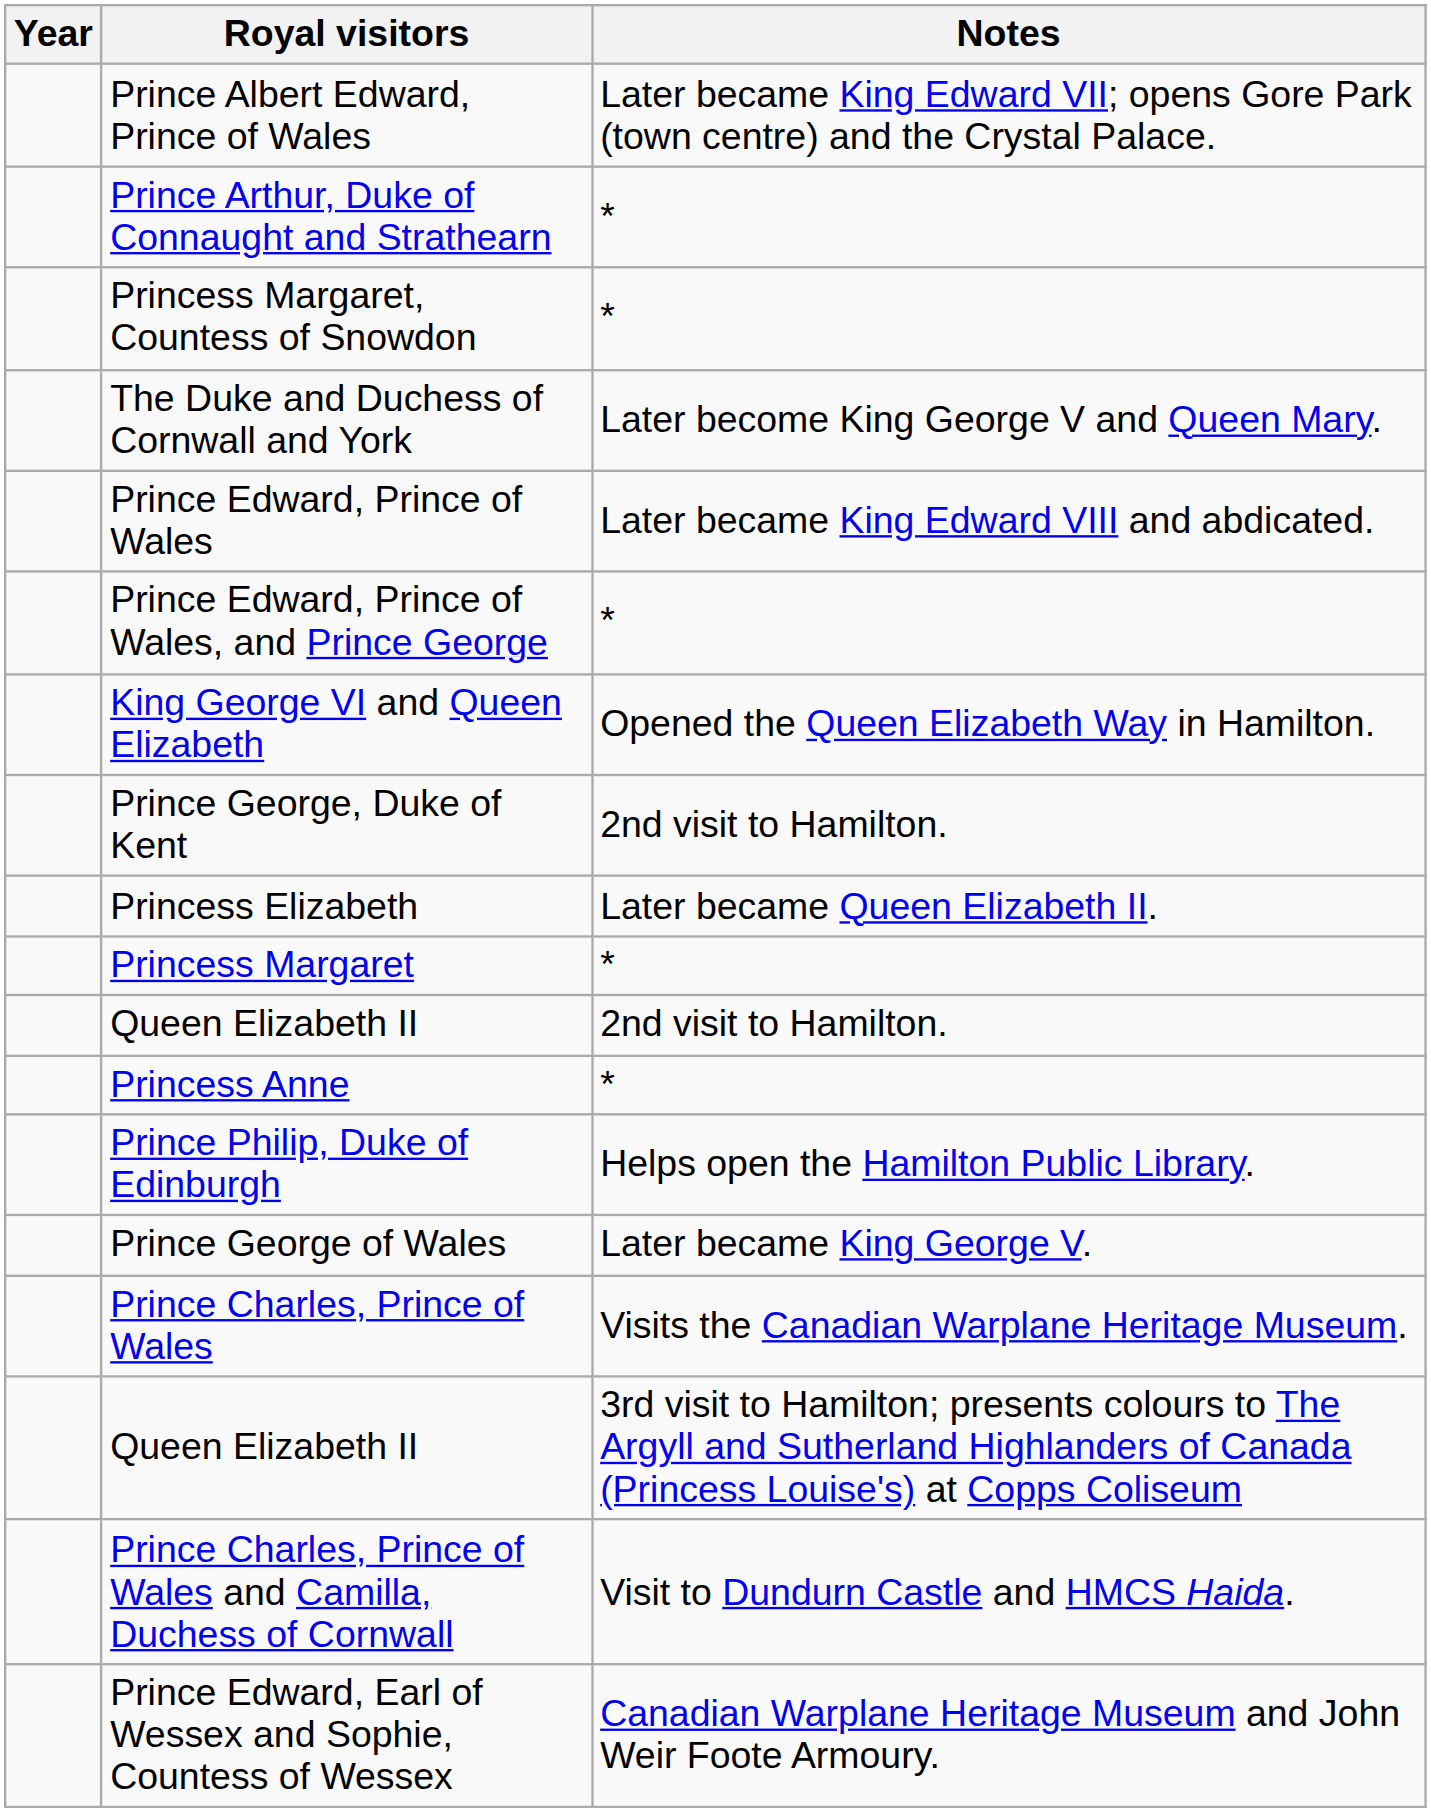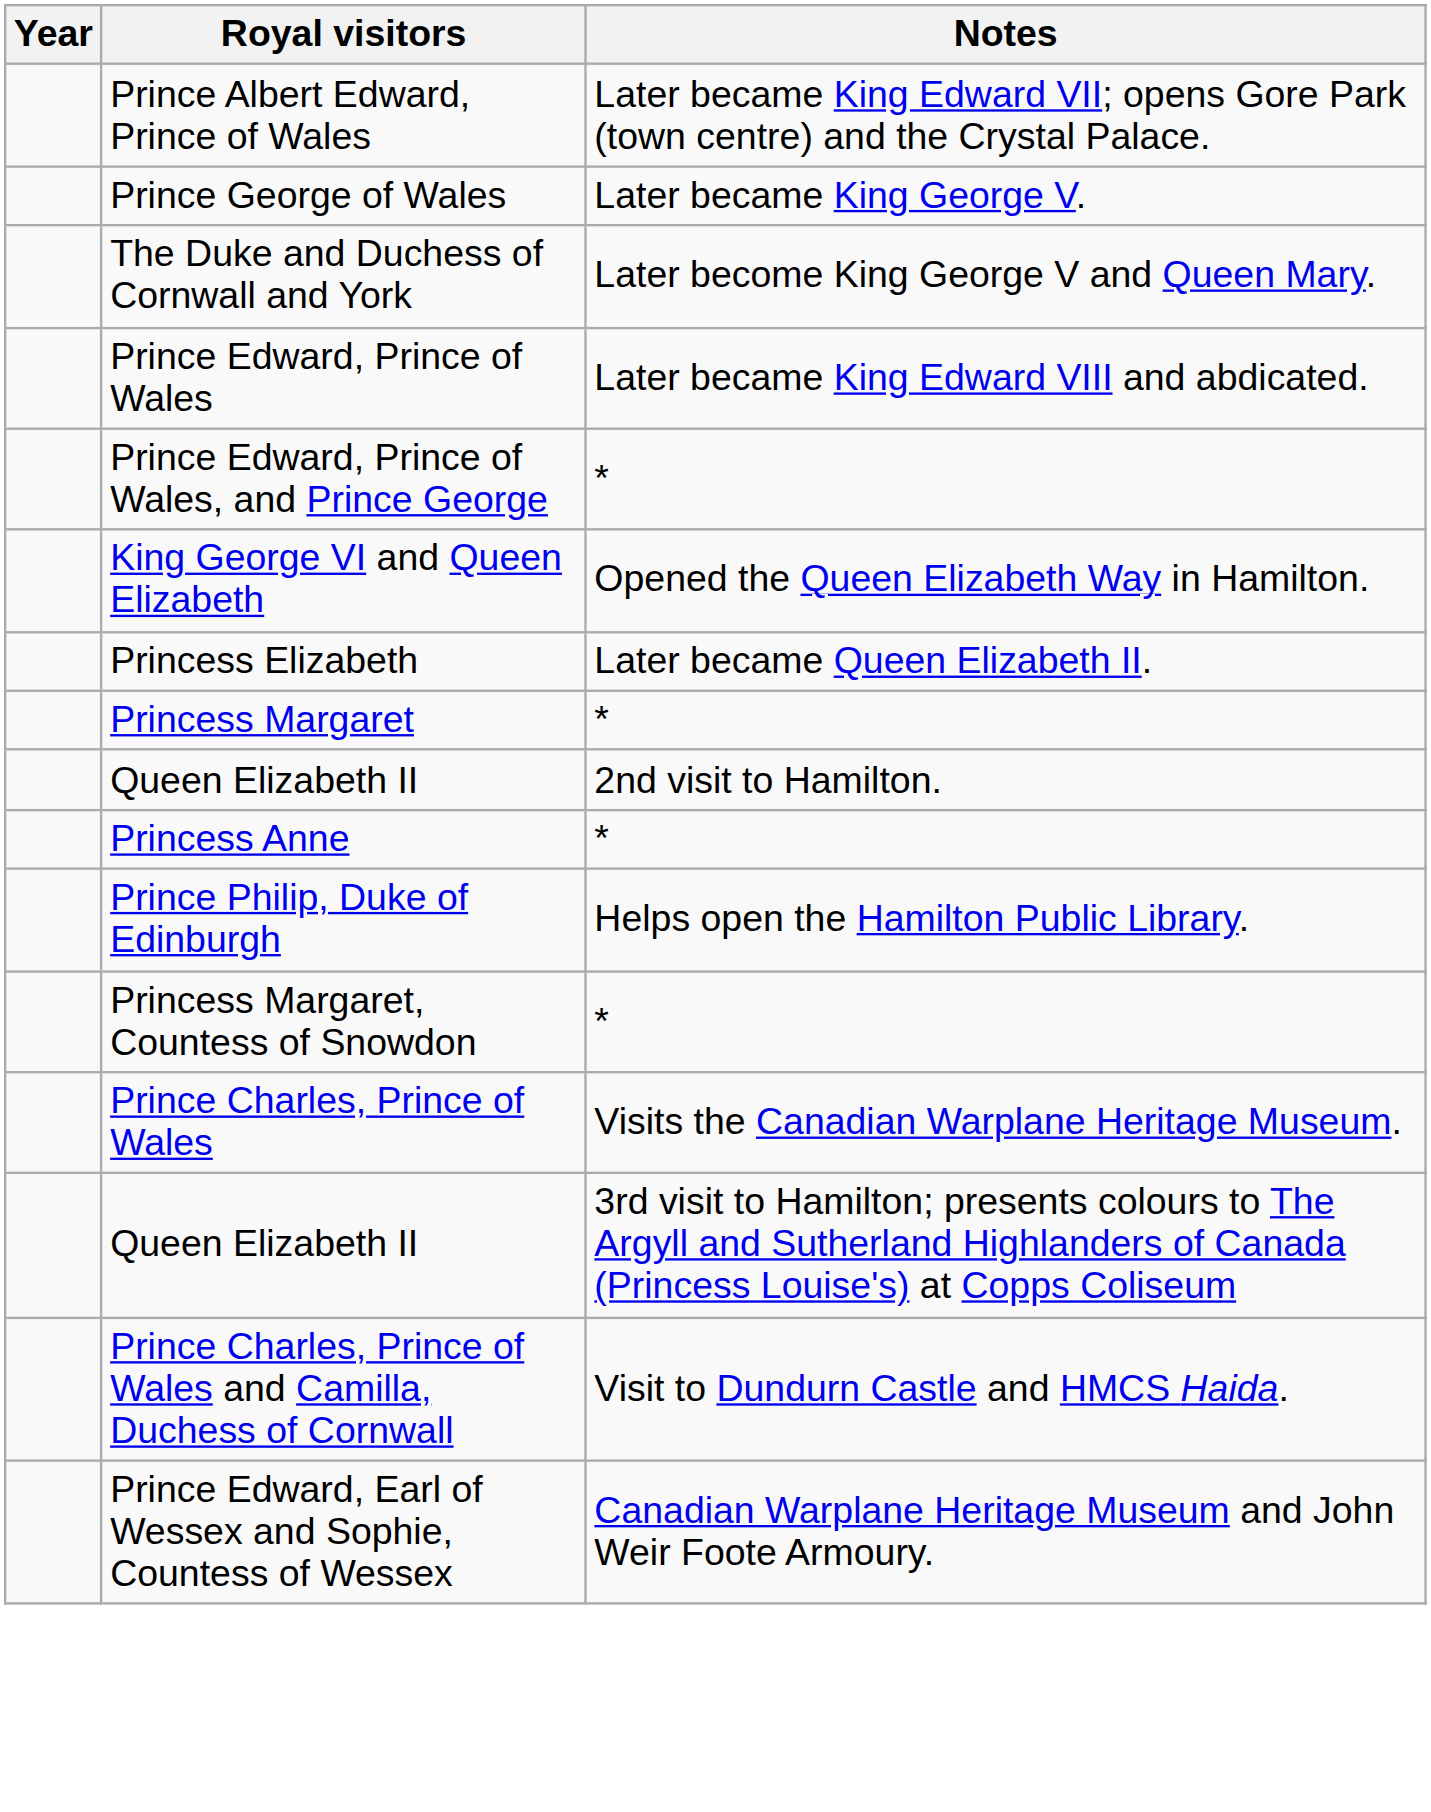- row: (331, 216)
rows swapped: (308, 1244) <-> (293, 317)
- row: (306, 825)
